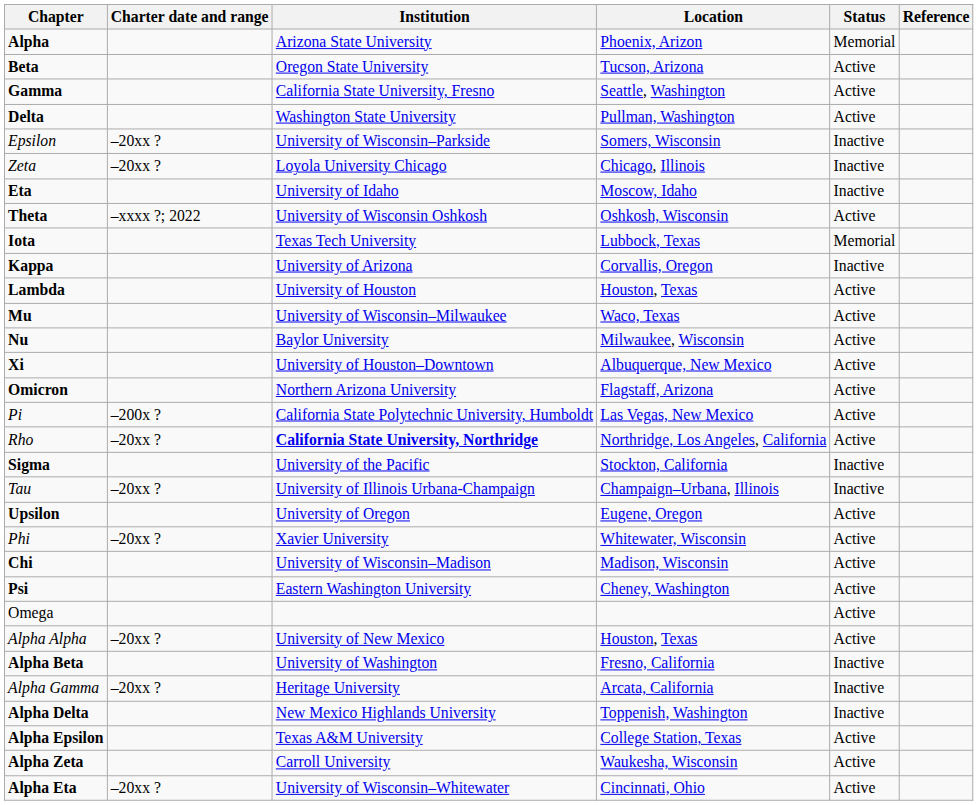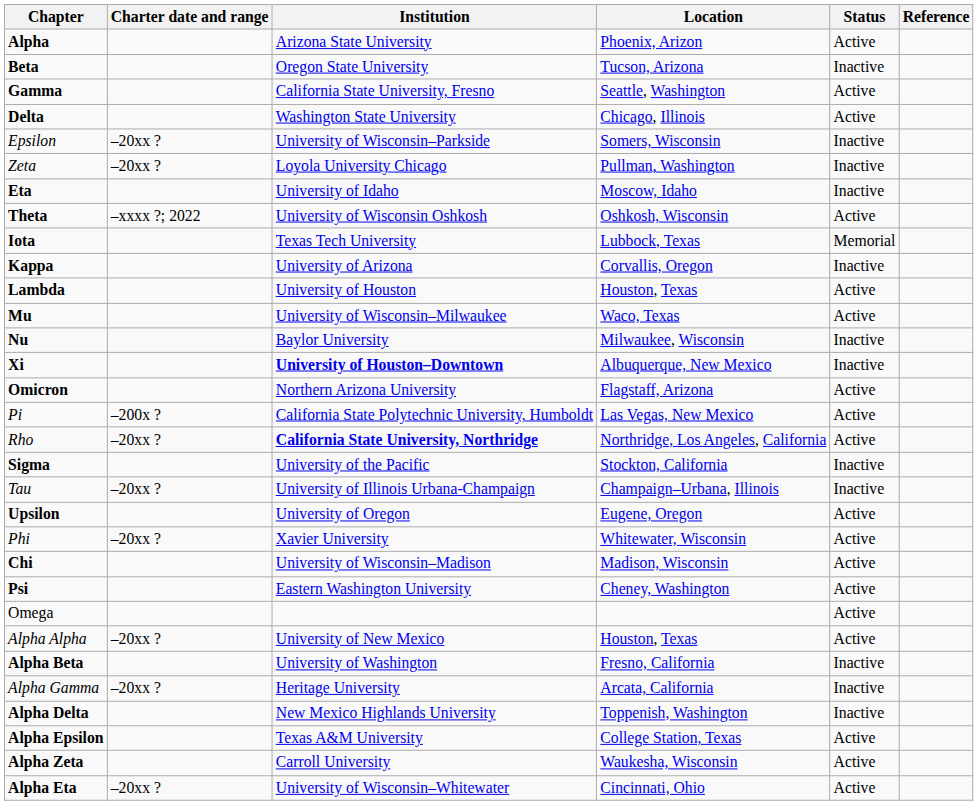(865, 41) Memorial -> (855, 41) Active
(855, 66) Active -> (859, 66) Inactive
(668, 116) Pullman, Washington -> (653, 116) Chicago, Illinois
(653, 166) Chicago, Illinois -> (668, 166) Pullman, Washington
(855, 340) Active -> (859, 340) Inactive
(385, 365) normal -> (389, 365) bold
(855, 365) Active -> (859, 365) Inactive
